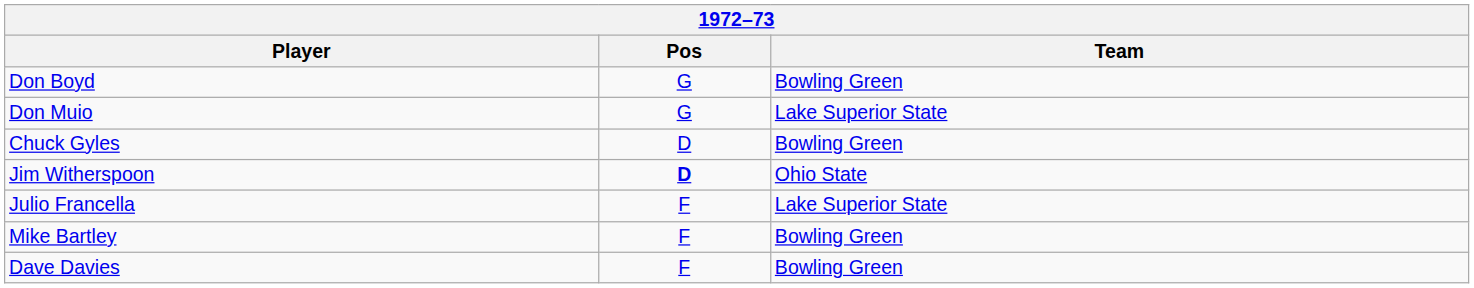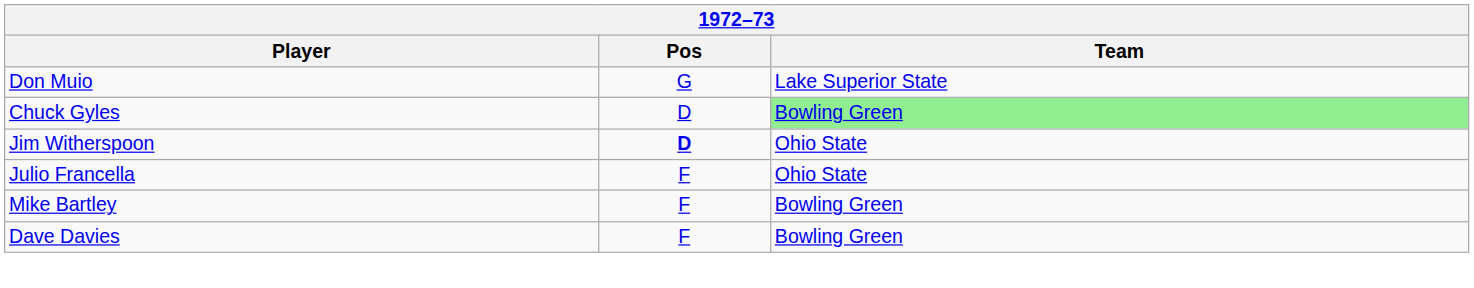- row: (52, 81)
(839, 143) no background -> (839, 112) lightgreen background
(861, 205) Lake Superior State -> (821, 174) Ohio State
